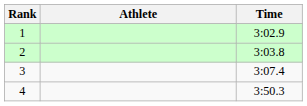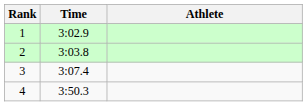columns swapped: (138, 14) <-> (269, 14)
